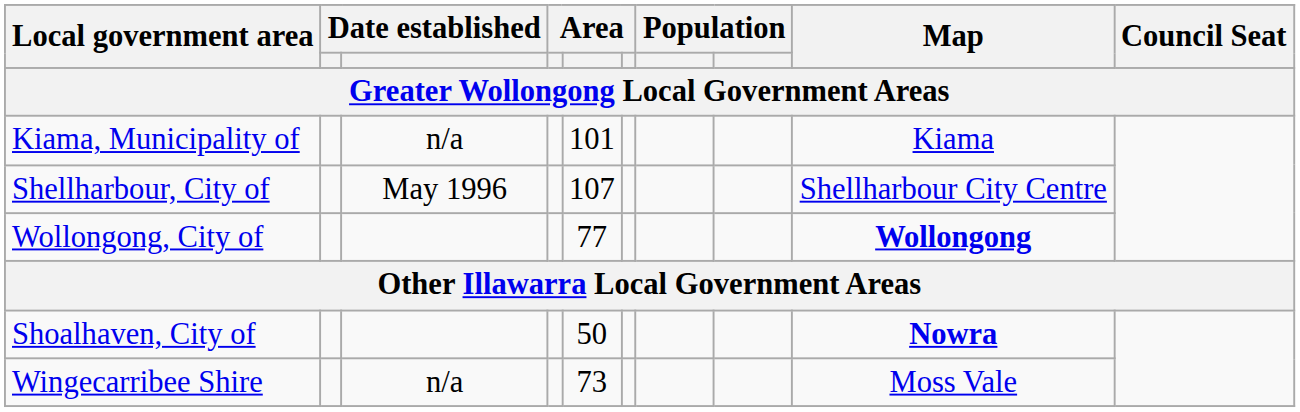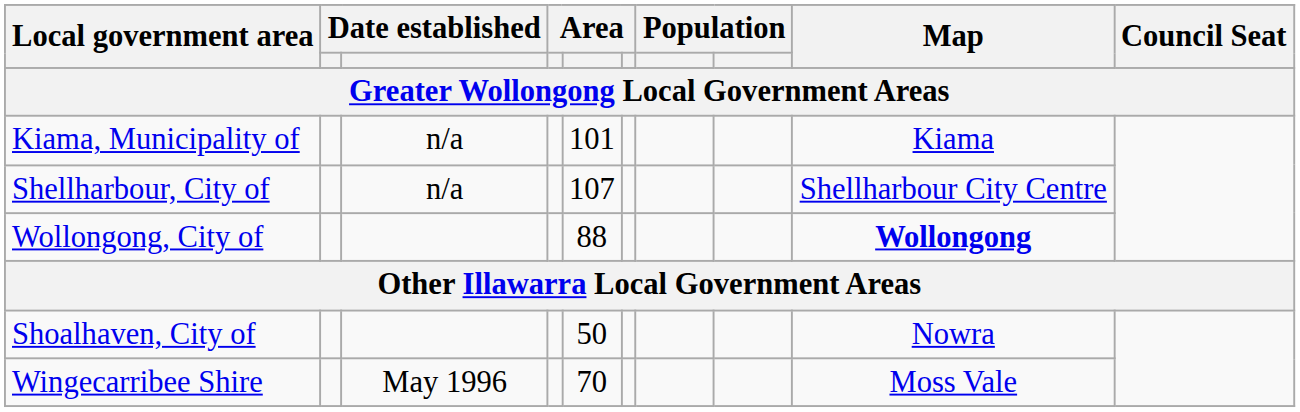(445, 188) May 1996 -> (445, 188) n/a
(592, 236) 77 -> (592, 236) 88
(953, 333) bold -> (953, 333) normal
(445, 382) n/a -> (445, 382) May 1996
(592, 382) 73 -> (592, 382) 70
